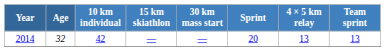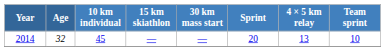(101, 39) 42 -> (101, 39) 45
(355, 39) 13 -> (355, 39) 10
